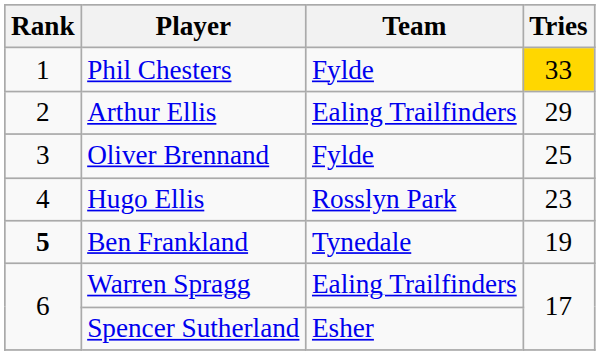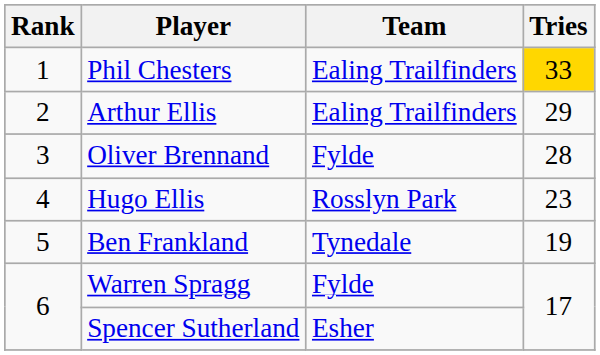(343, 69) Fylde -> (414, 69) Ealing Trailfinders
(558, 155) 25 -> (558, 155) 28
(43, 241) bold -> (43, 241) normal
(414, 284) Ealing Trailfinders -> (343, 284) Fylde
